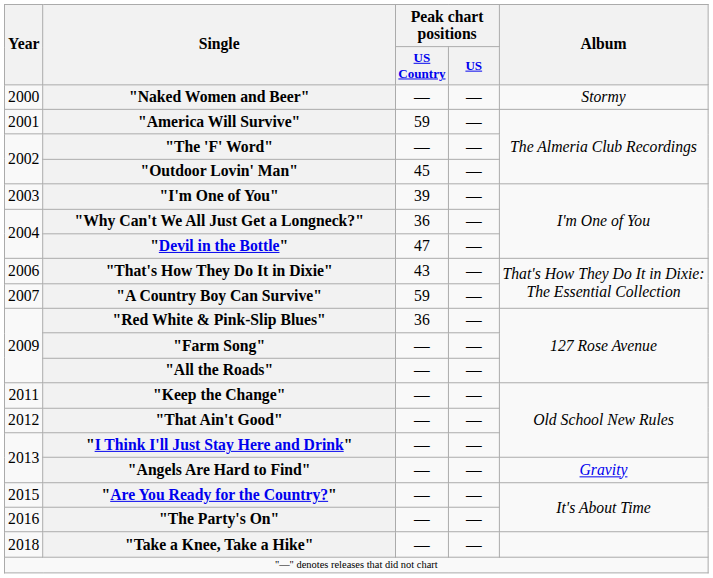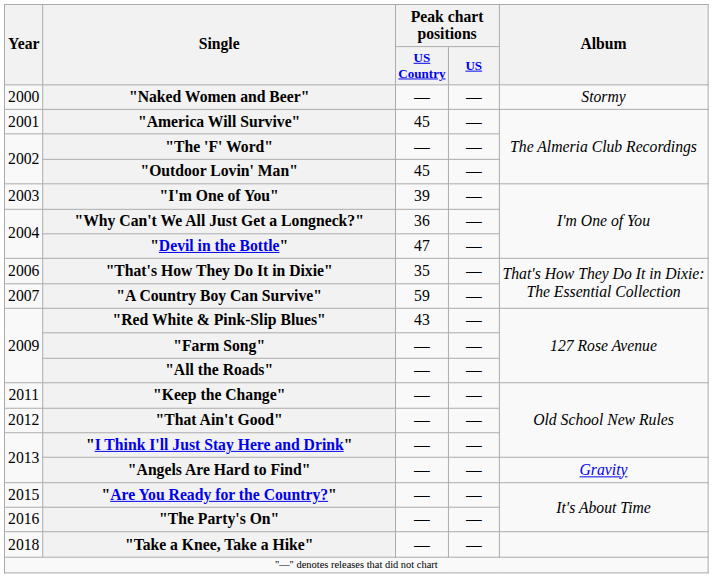(422, 121) 59 -> (422, 121) 45
(422, 271) 43 -> (422, 271) 35
(422, 320) 36 -> (422, 320) 43
